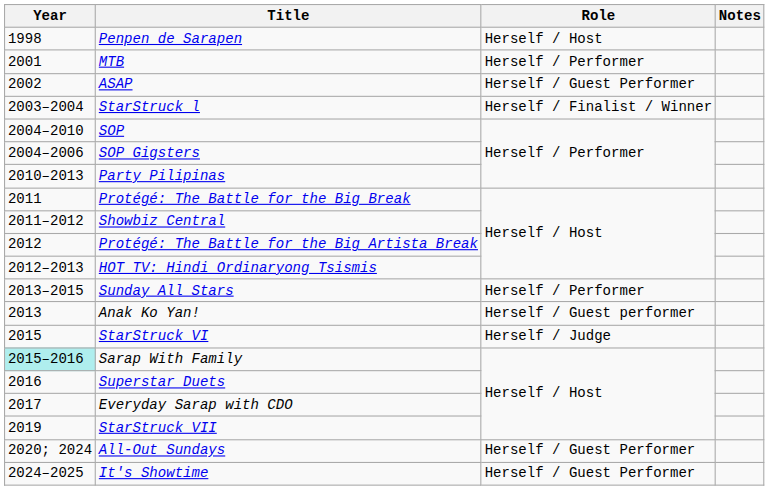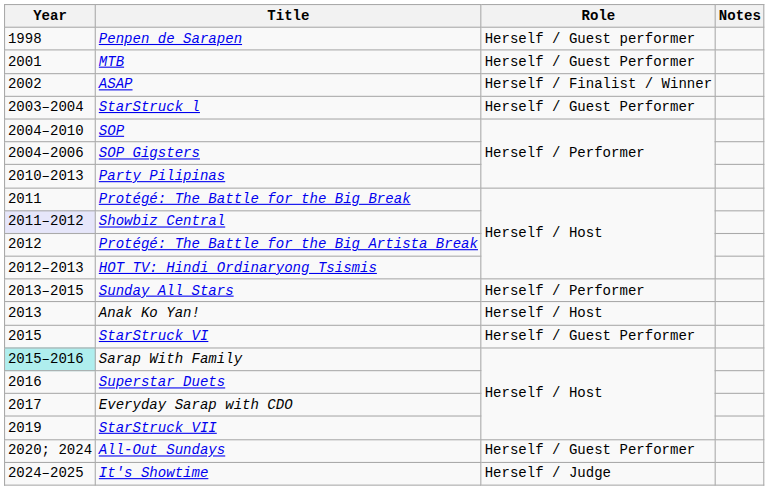(544, 39) Herself / Host -> (590, 39) Herself / Guest performer
(565, 62) Herself / Performer -> (590, 62) Herself / Guest Performer
(590, 85) Herself / Guest Performer -> (598, 85) Herself / Finalist / Winner
(598, 108) Herself / Finalist / Winner -> (590, 108) Herself / Guest Performer
(46, 222) no background -> (46, 222) lavender background
(590, 313) Herself / Guest performer -> (544, 313) Herself / Host
(548, 336) Herself / Judge -> (590, 336) Herself / Guest Performer
(590, 474) Herself / Guest Performer -> (548, 474) Herself / Judge
